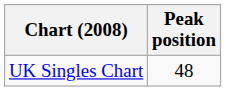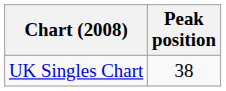(184, 70) 48 -> (184, 70) 38
